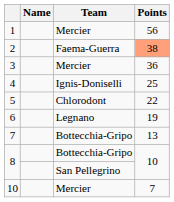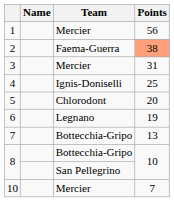(152, 65) 36 -> (152, 65) 31
(152, 100) 22 -> (152, 100) 20
